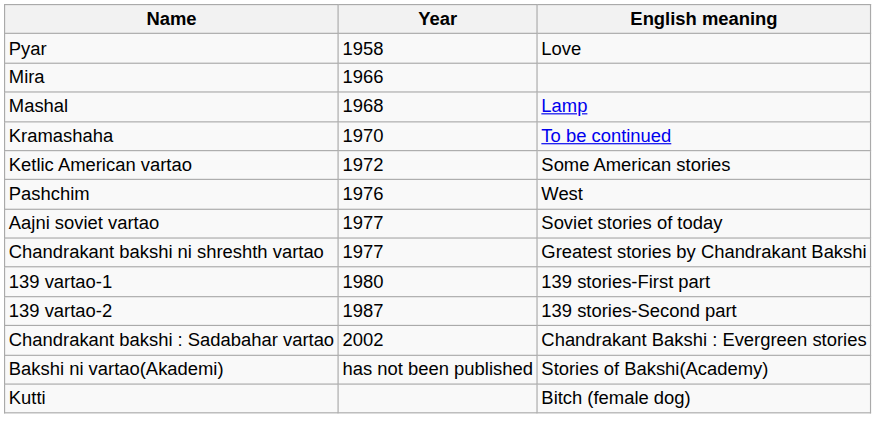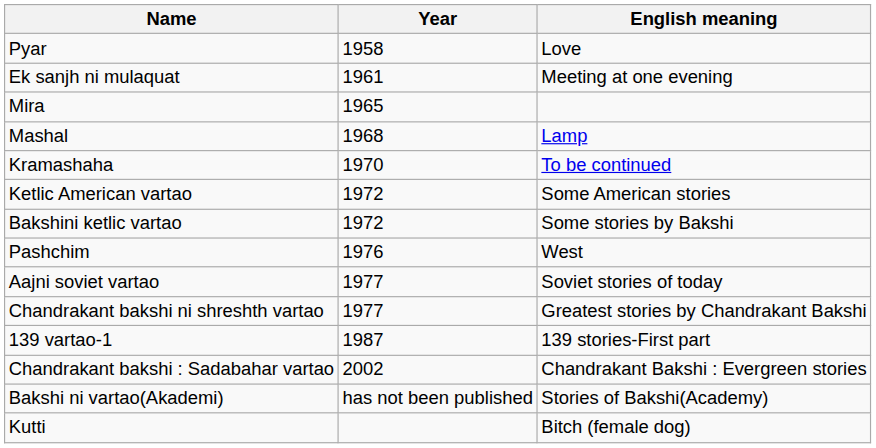+ row: (94, 77)
(363, 77) 1966 -> (363, 106) 1965
+ row: (95, 223)
(363, 281) 1980 -> (363, 340) 1987
- row: (60, 310)
